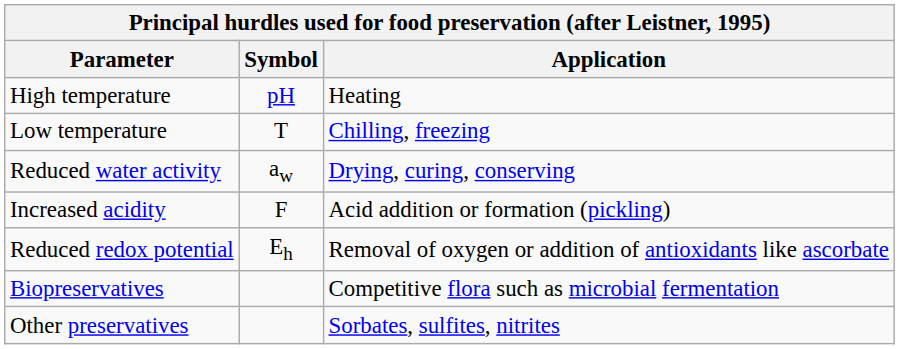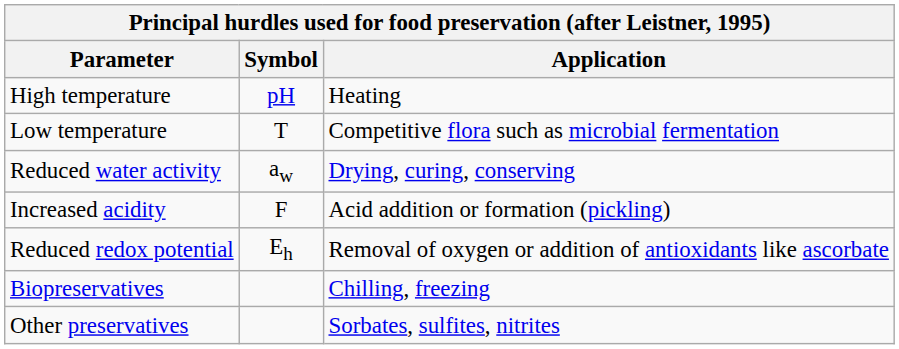(409, 131) Chilling, freezing -> (554, 131) Competitive flora such as microbial fermentation
(554, 288) Competitive flora such as microbial fermentation -> (409, 288) Chilling, freezing
